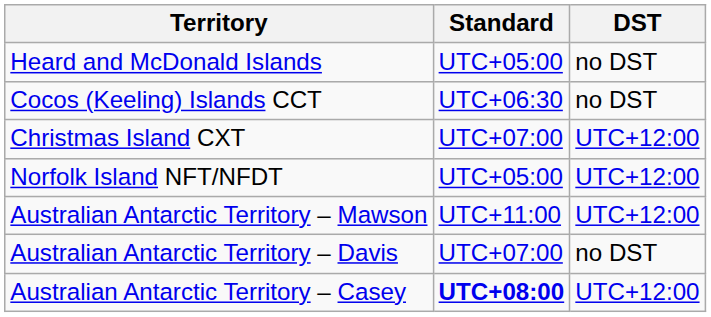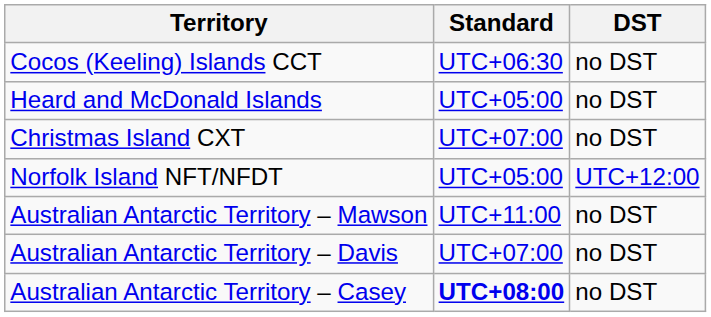rows swapped: (166, 61) <-> (166, 100)
(637, 138) UTC+12:00 -> (616, 138) no DST
(637, 215) UTC+12:00 -> (616, 215) no DST
(637, 291) UTC+12:00 -> (616, 291) no DST
